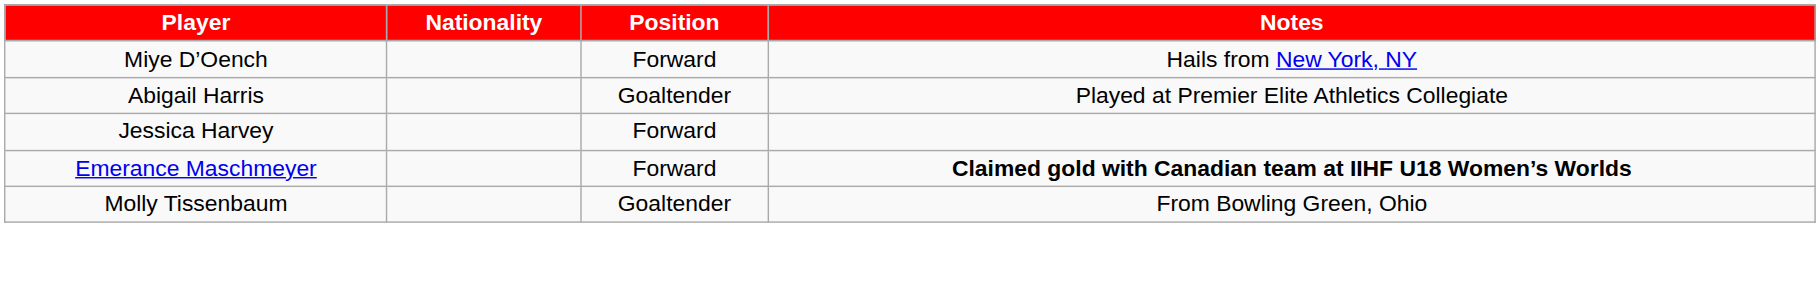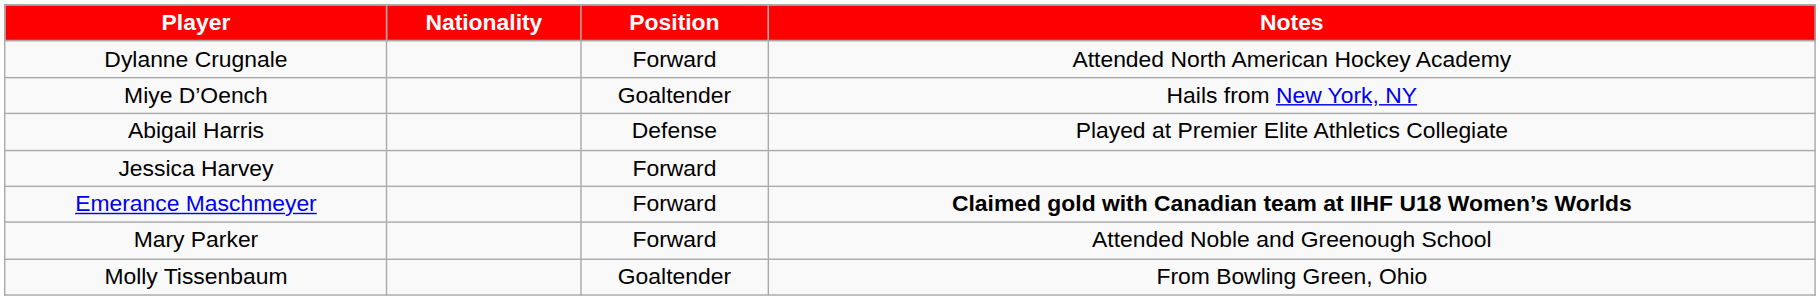+ row: (196, 58)
(674, 58) Forward -> (674, 95) Goaltender
(674, 95) Goaltender -> (674, 131) Defense
+ row: (196, 240)
